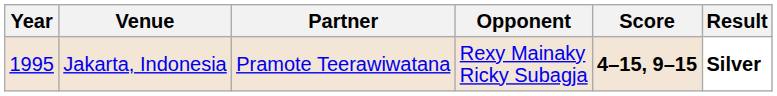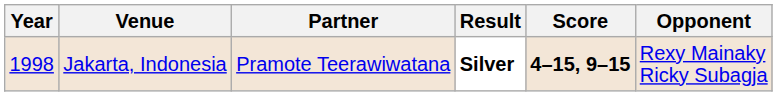columns swapped: (524, 21) <-> (737, 21)
(32, 64) 1995 -> (32, 64) 1998
